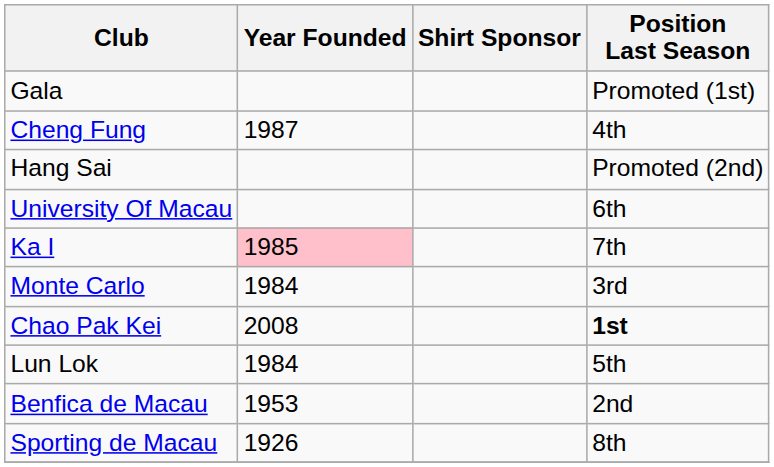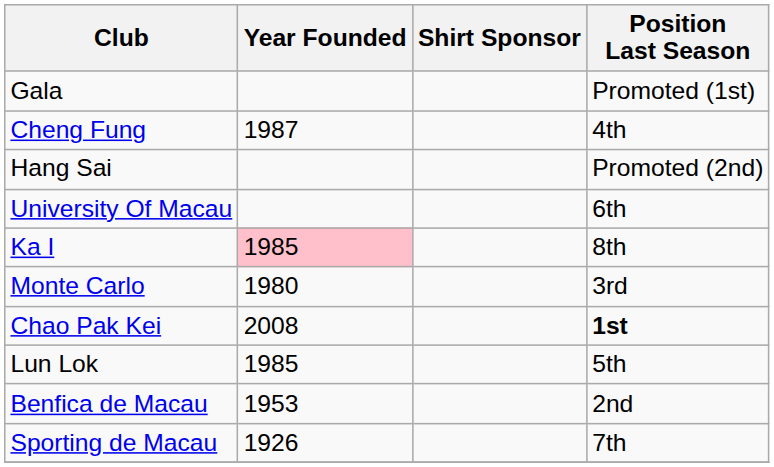(609, 247) 7th -> (609, 247) 8th
(271, 286) 1984 -> (271, 286) 1980
(271, 364) 1984 -> (271, 364) 1985
(609, 442) 8th -> (609, 442) 7th
